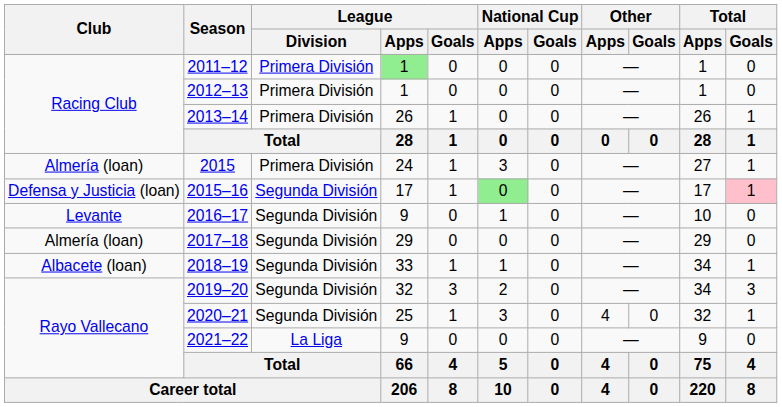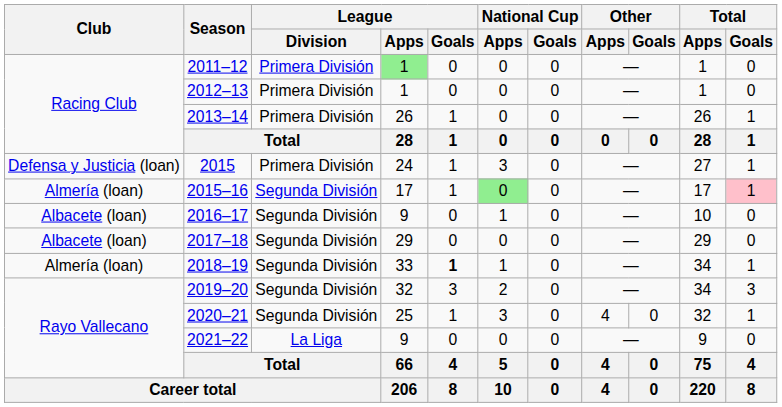(94, 166) Almería (loan) -> (94, 166) Defensa y Justicia (loan)
(94, 191) Defensa y Justicia (loan) -> (94, 191) Almería (loan)
(94, 215) Levante -> (94, 215) Albacete (loan)
(94, 240) Almería (loan) -> (94, 240) Albacete (loan)
(94, 265) Albacete (loan) -> (94, 265) Almería (loan)
(453, 265) normal -> (453, 265) bold
